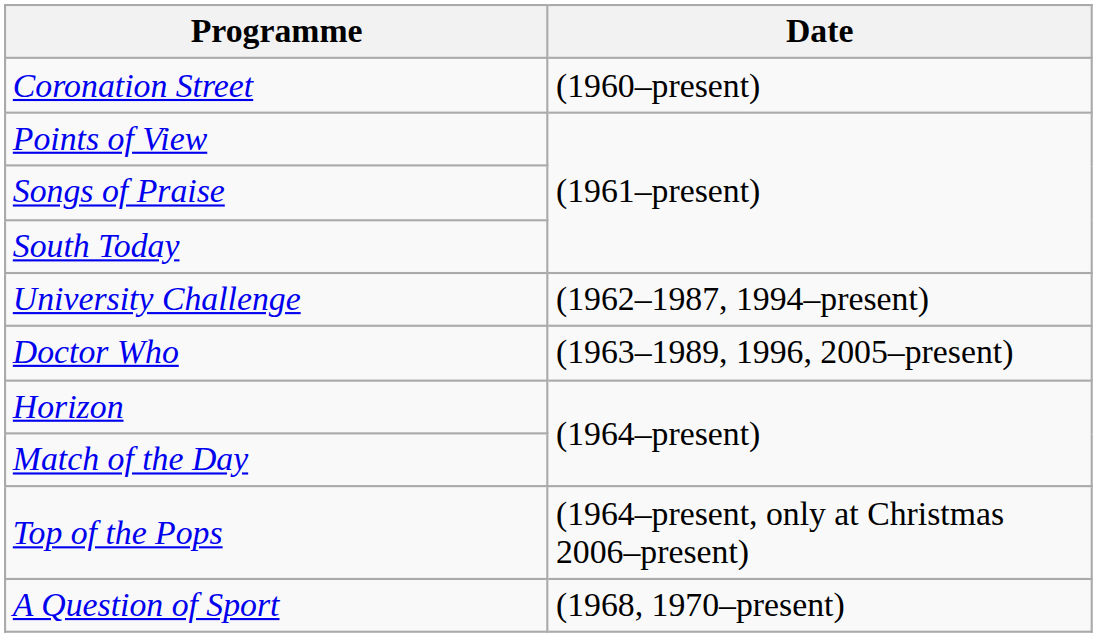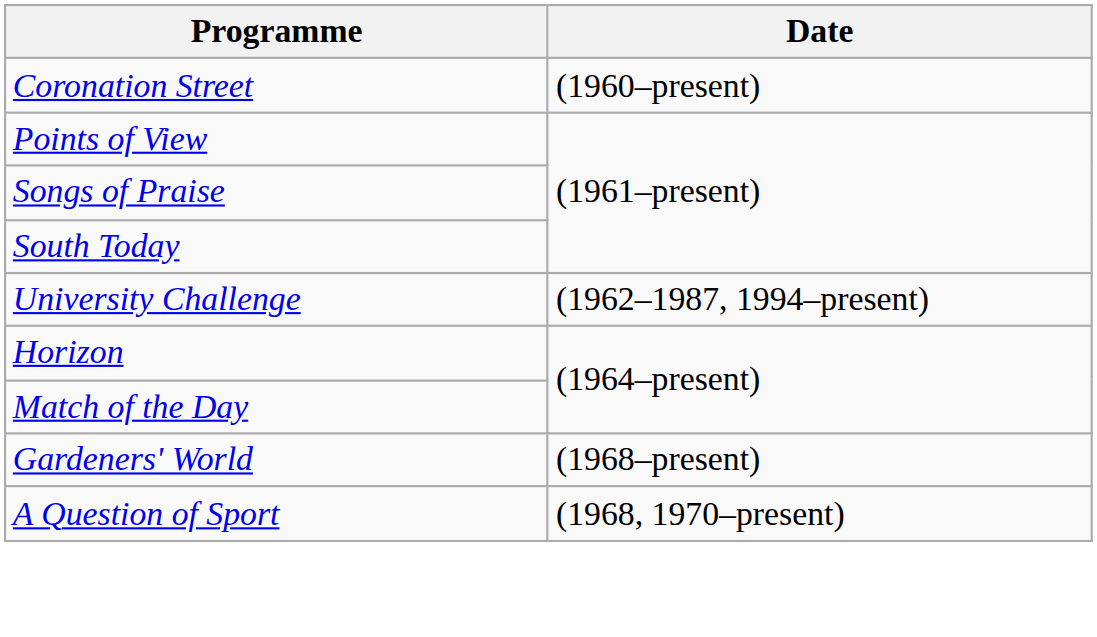- row: (96, 352)
- row: (118, 532)
+ row: (133, 459)
